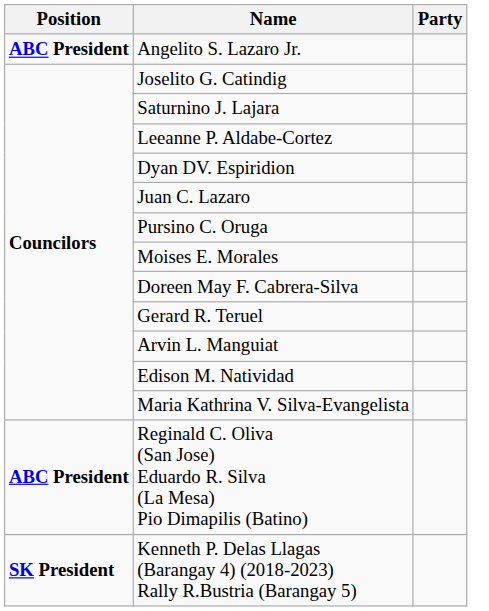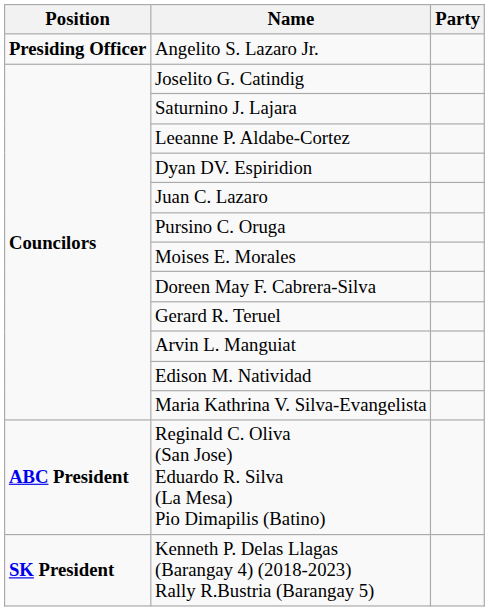(69, 49) ABC President -> (78, 49) Presiding Officer
